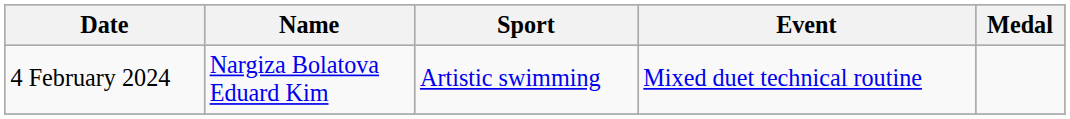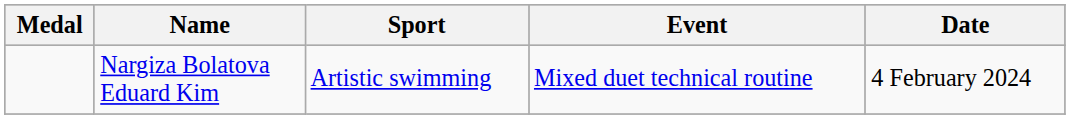columns swapped: (1020, 24) <-> (104, 24)
